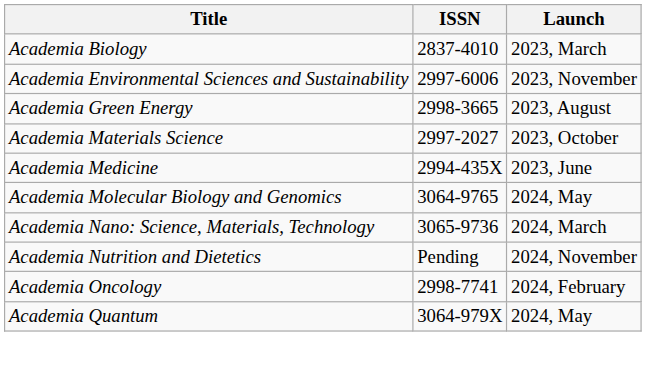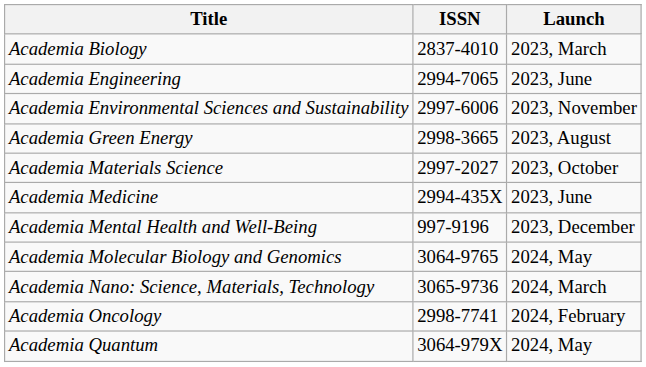+ row: (95, 78)
+ row: (163, 227)
- row: (135, 256)
